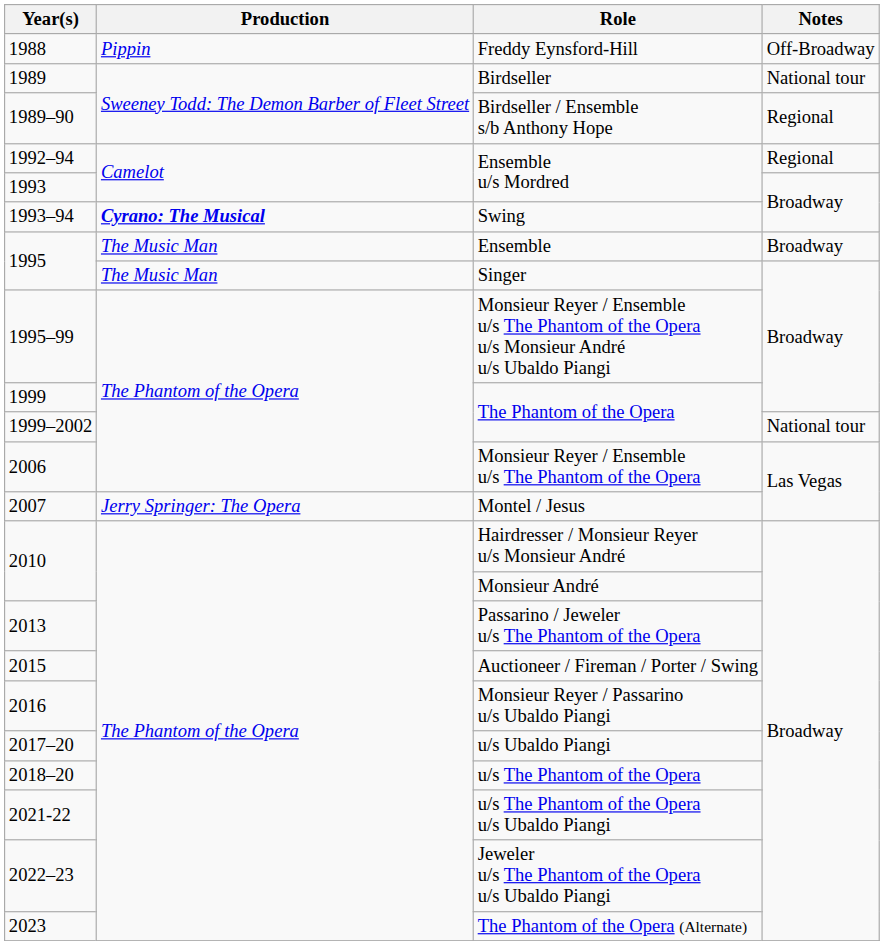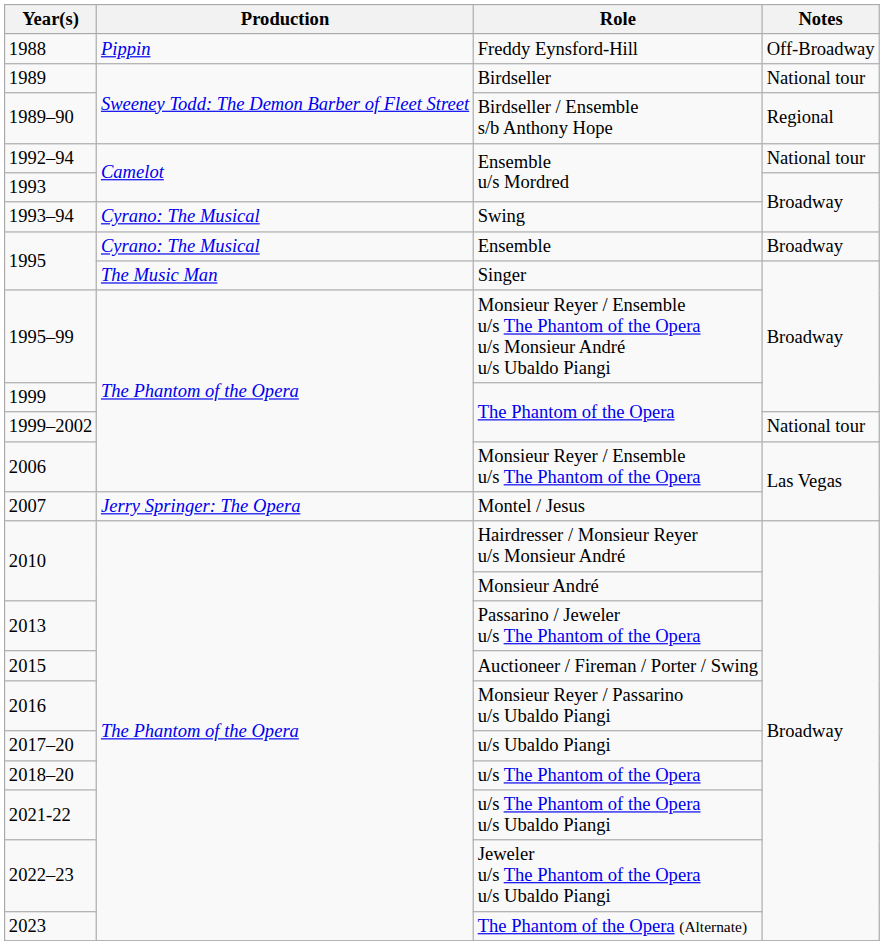(800, 157) Regional -> (816, 157) National tour
(183, 216) bold -> (180, 216) normal
(159, 246) The Music Man -> (180, 246) Cyrano: The Musical
